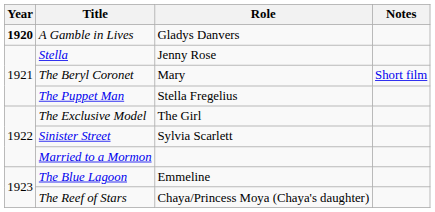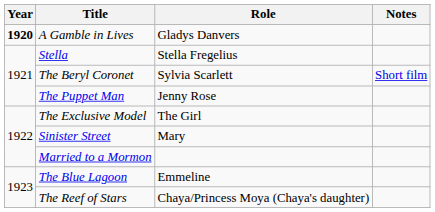(187, 55) Jenny Rose -> (197, 55) Stella Fregelius
(171, 75) Mary -> (195, 75) Sylvia Scarlett
(197, 95) Stella Fregelius -> (187, 95) Jenny Rose
(195, 136) Sylvia Scarlett -> (171, 136) Mary
